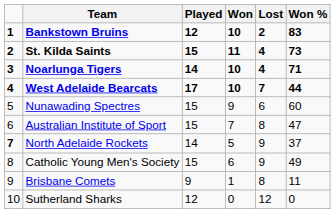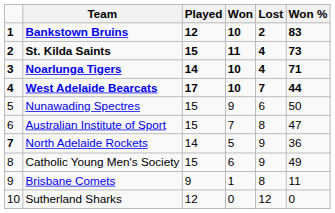(295, 106) 60 -> (295, 106) 50
(295, 144) 37 -> (295, 144) 36
